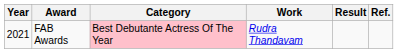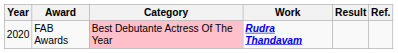(18, 34) 2021 -> (18, 34) 2020
(276, 34) normal -> (274, 34) bold
